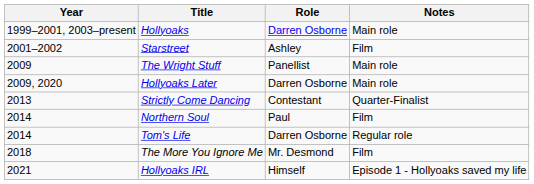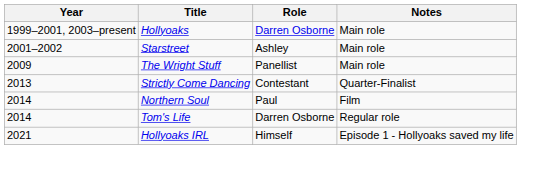(363, 48) Film -> (362, 48) Main role
- row: (179, 83)
- row: (202, 153)
